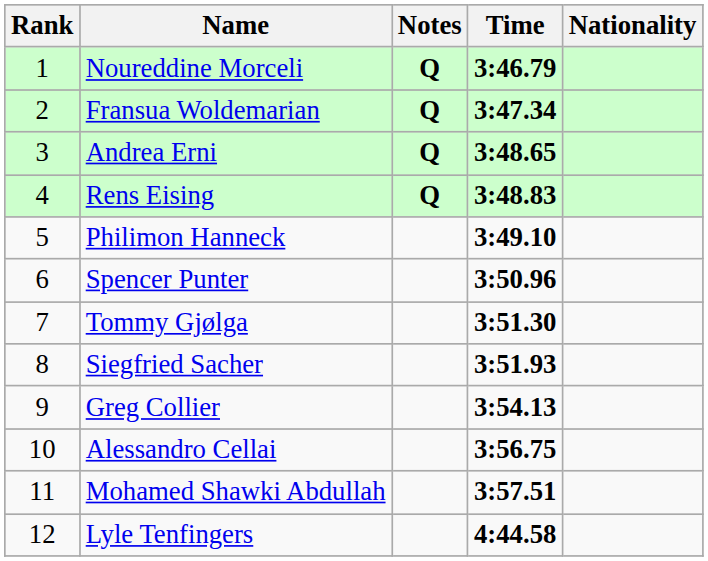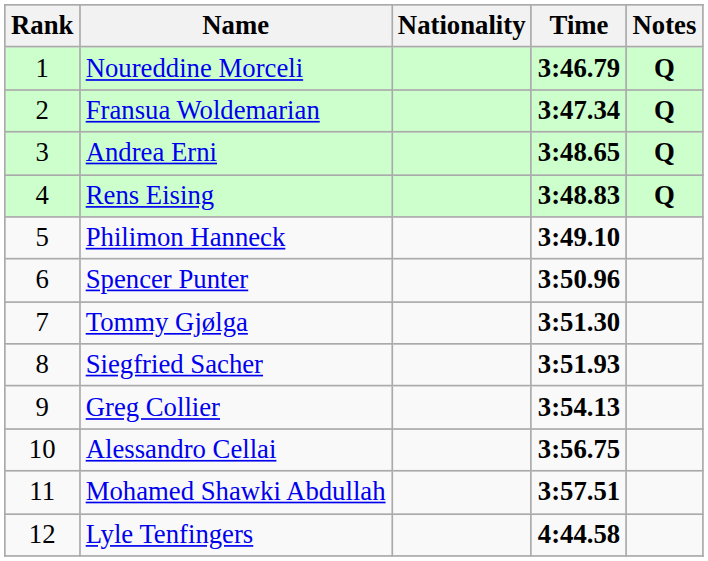columns swapped: (633, 25) <-> (430, 25)
